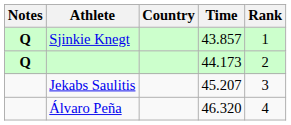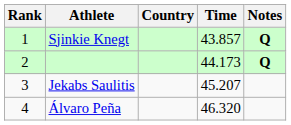columns swapped: (265, 16) <-> (25, 16)
